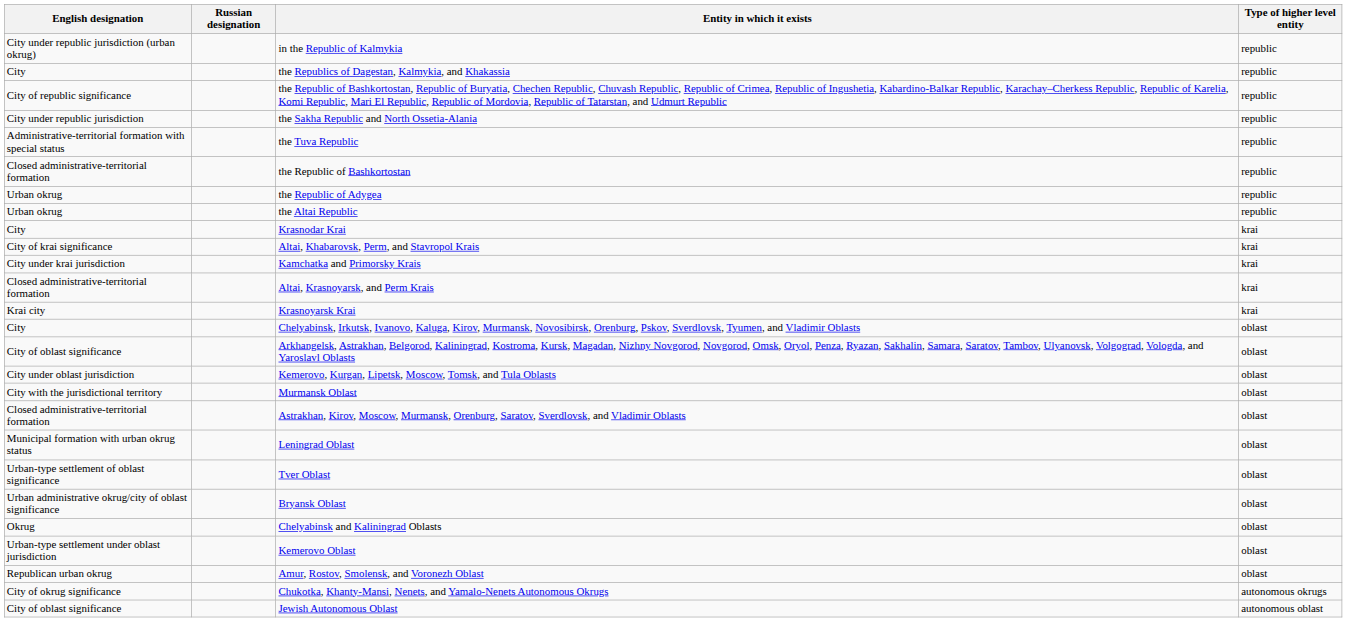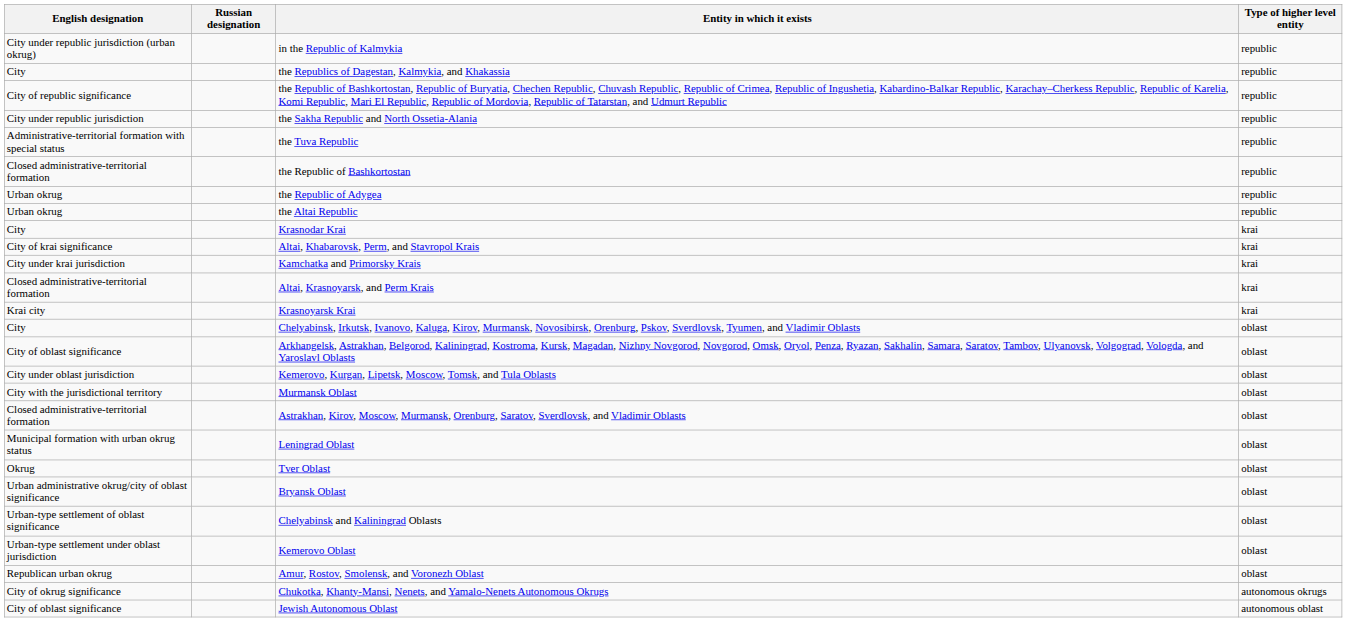(76, 474) Urban-type settlement of oblast significance -> (21, 468) Okrug
(21, 527) Okrug -> (76, 521) Urban-type settlement of oblast significance
